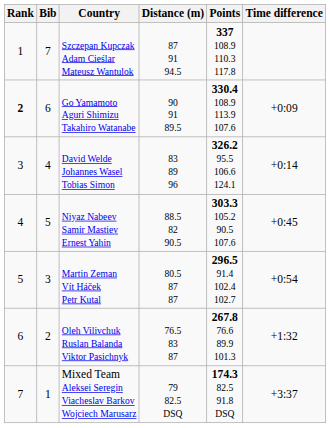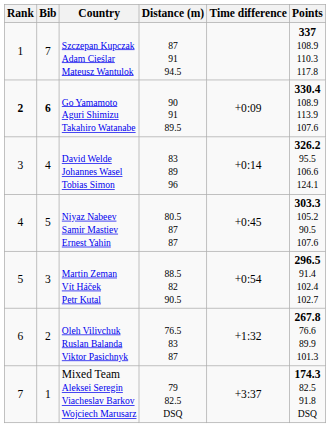columns swapped: (225, 13) <-> (284, 13)
(48, 108) normal -> (48, 108) bold
(173, 229) 88.5 82 90.5 -> (173, 229) 80.5 87 87
(173, 287) 80.5 87 87 -> (173, 287) 88.5 82 90.5
